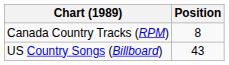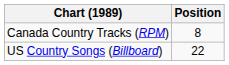(198, 51) 43 -> (198, 51) 22
